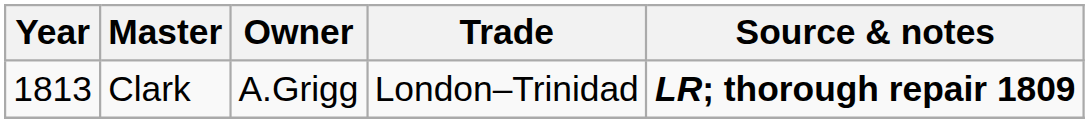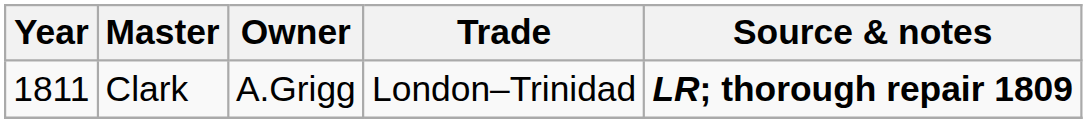(53, 88) 1813 -> (51, 88) 1811
